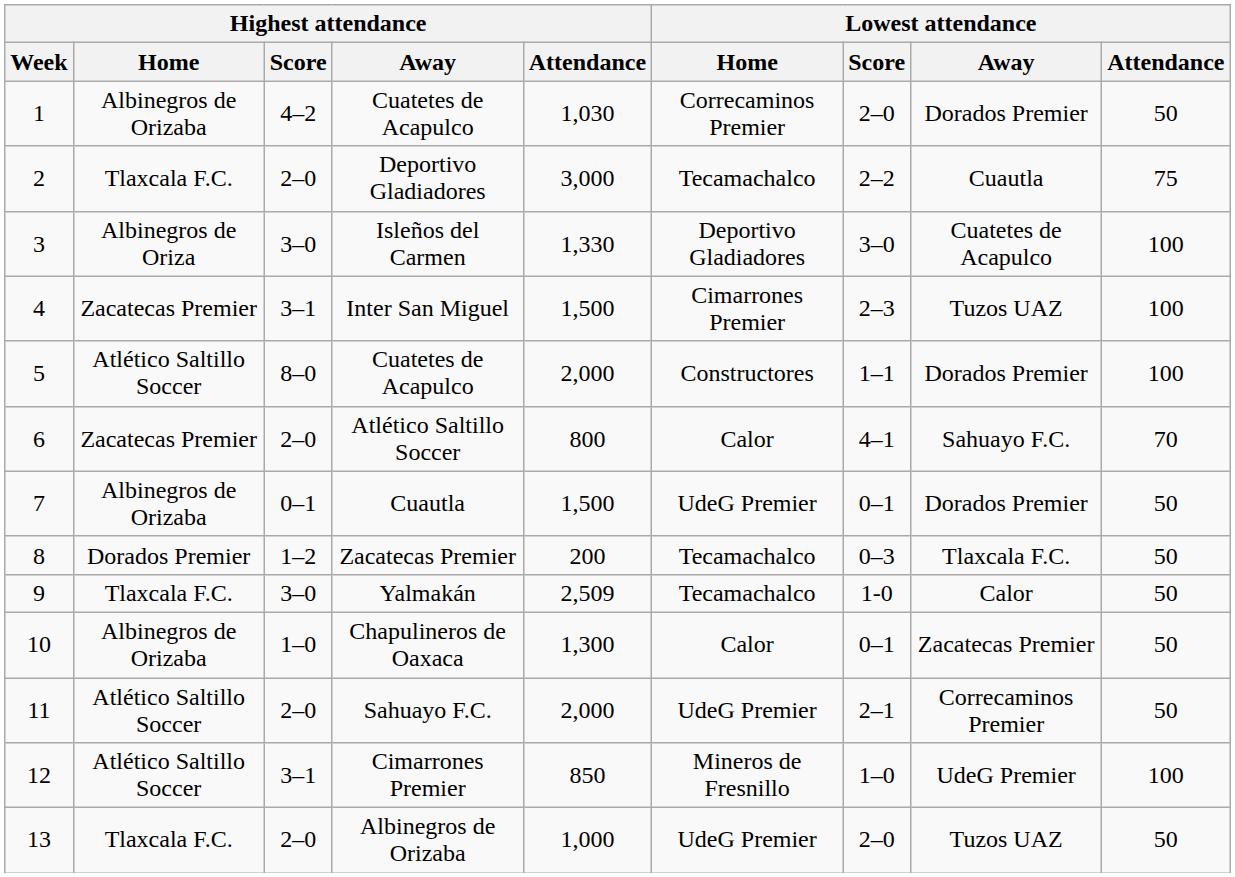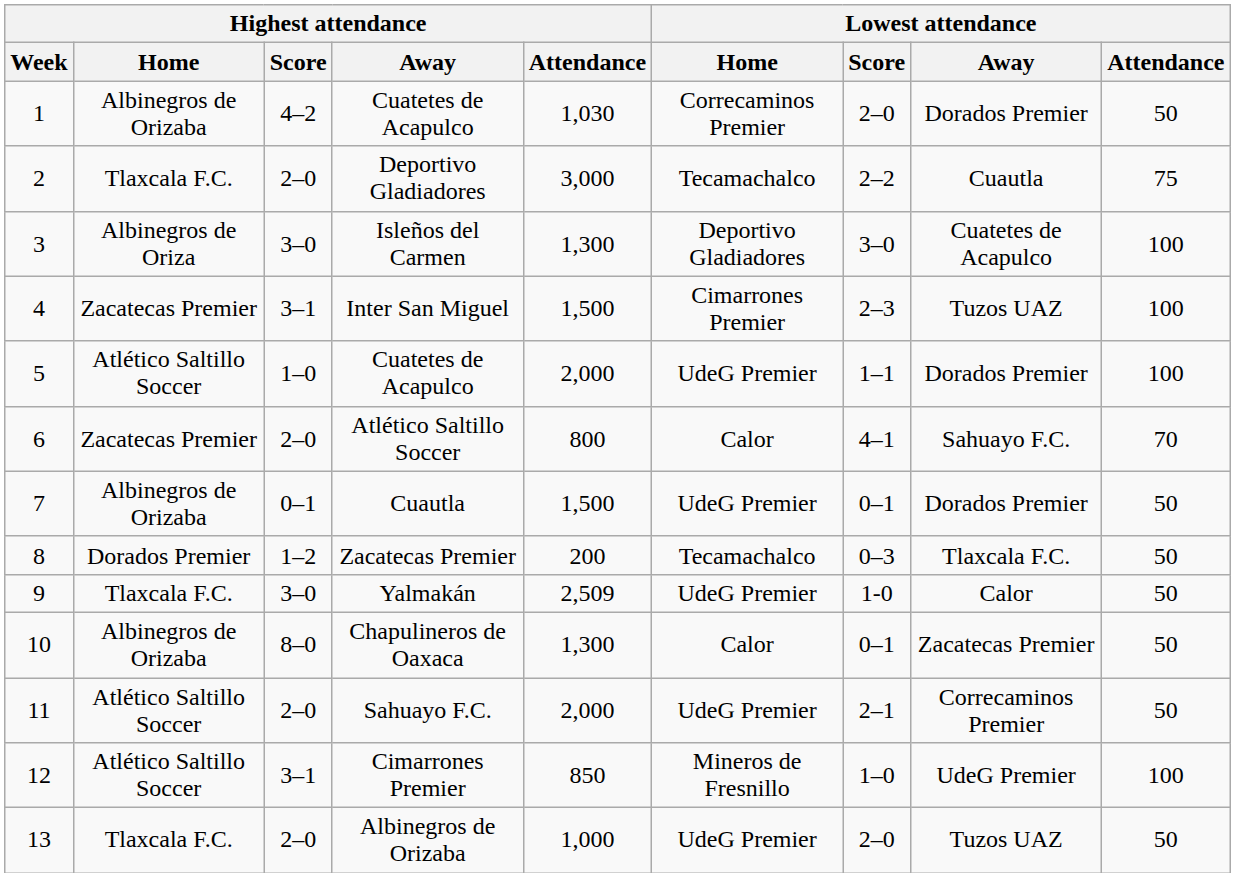(587, 243) 1,330 -> (587, 243) 1,300
(298, 373) 8–0 -> (298, 373) 1–0
(747, 373) Constructores -> (747, 373) UdeG Premier
(747, 593) Tecamachalco -> (747, 593) UdeG Premier
(298, 644) 1–0 -> (298, 644) 8–0
